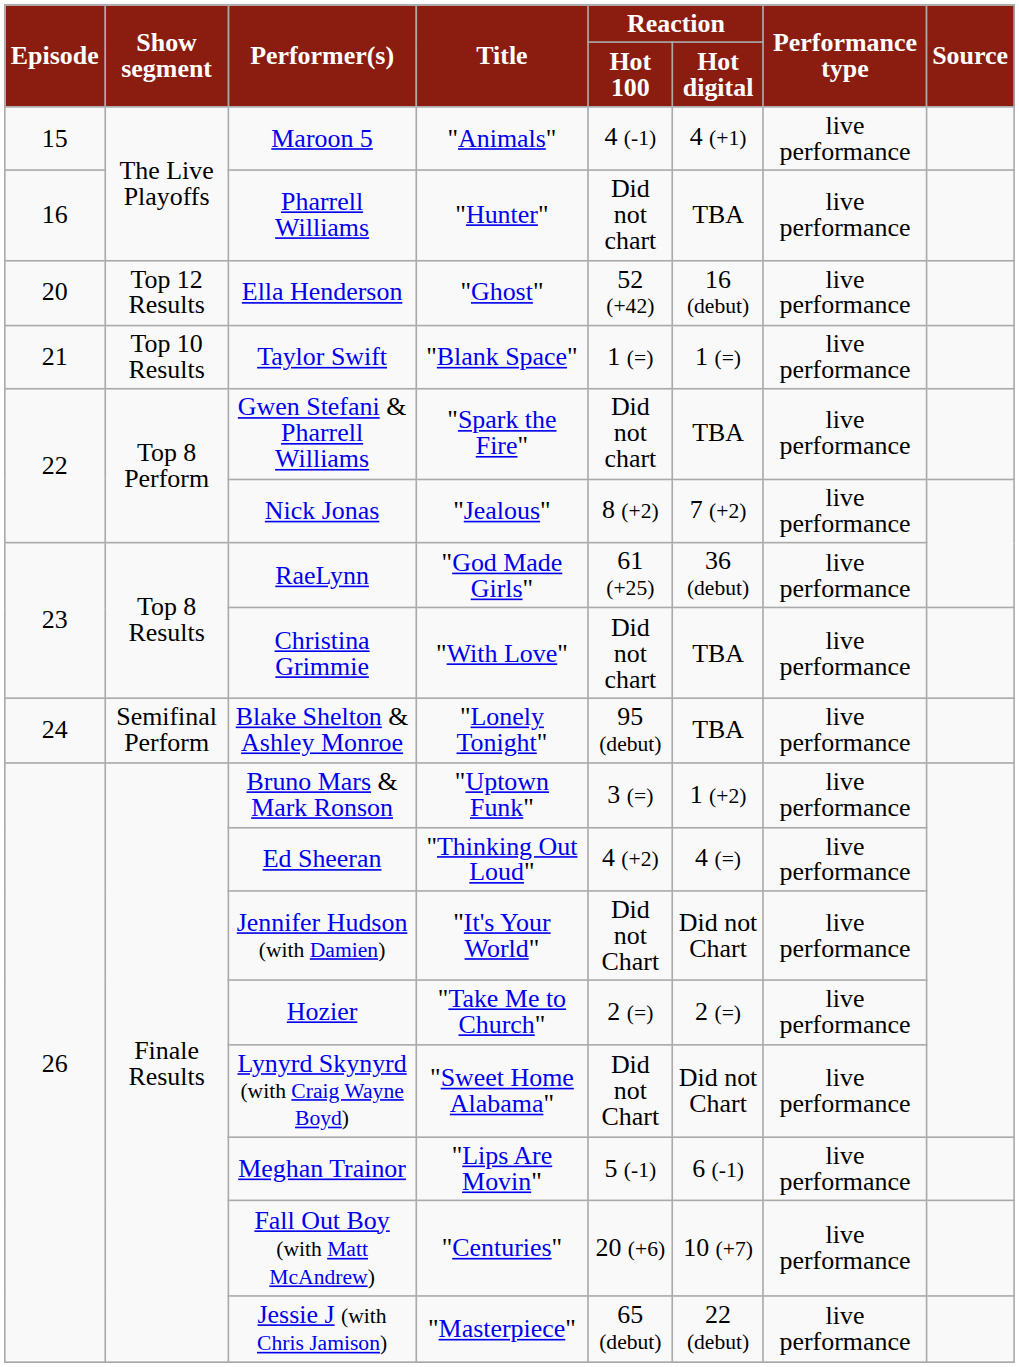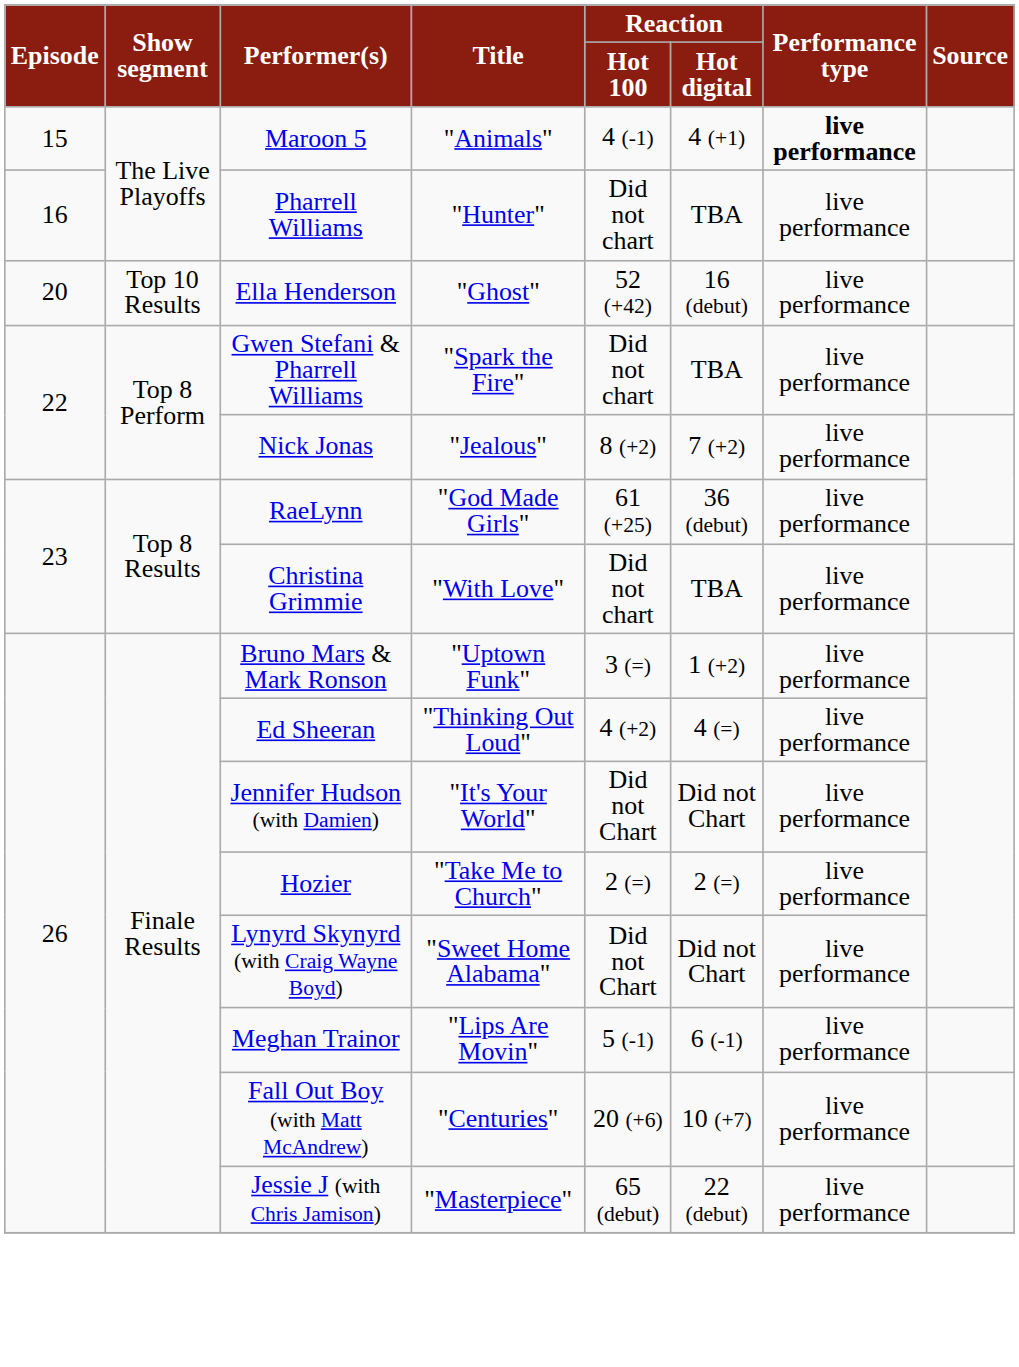(845, 138) normal -> (845, 138) bold
(167, 292) Top 12 Results -> (163, 292) Top 10 Results
- row: (322, 356)
- row: (322, 730)
